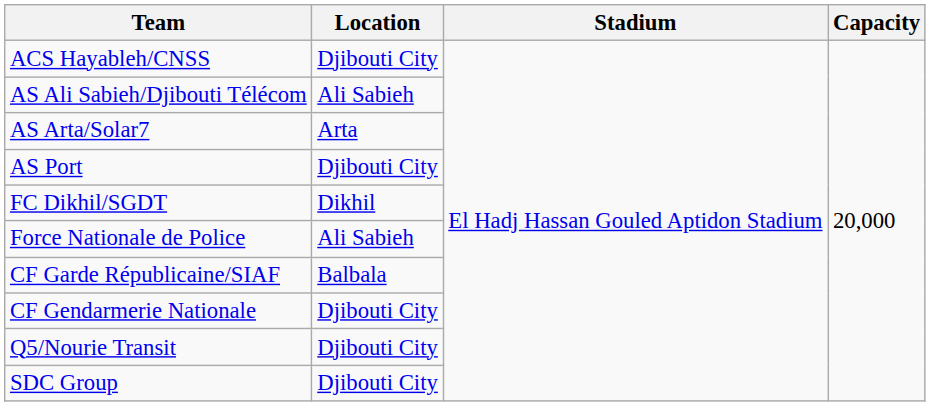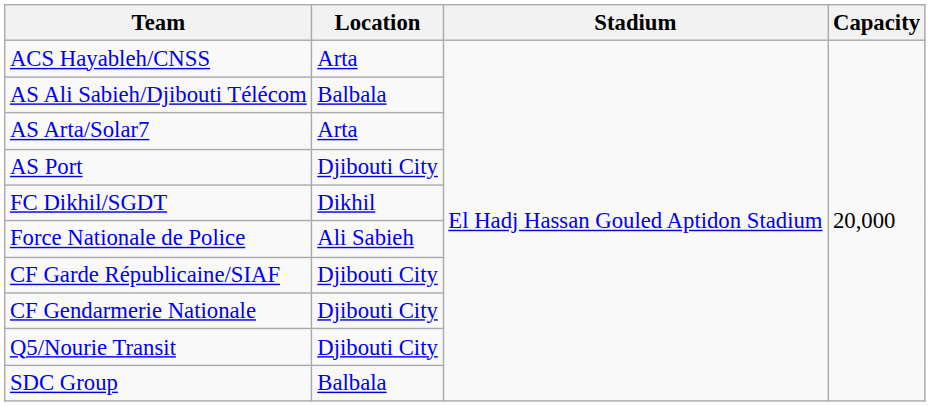(378, 58) Djibouti City -> (337, 58) Arta
(366, 94) Ali Sabieh -> (352, 94) Balbala
(352, 274) Balbala -> (378, 274) Djibouti City
(378, 382) Djibouti City -> (352, 382) Balbala
